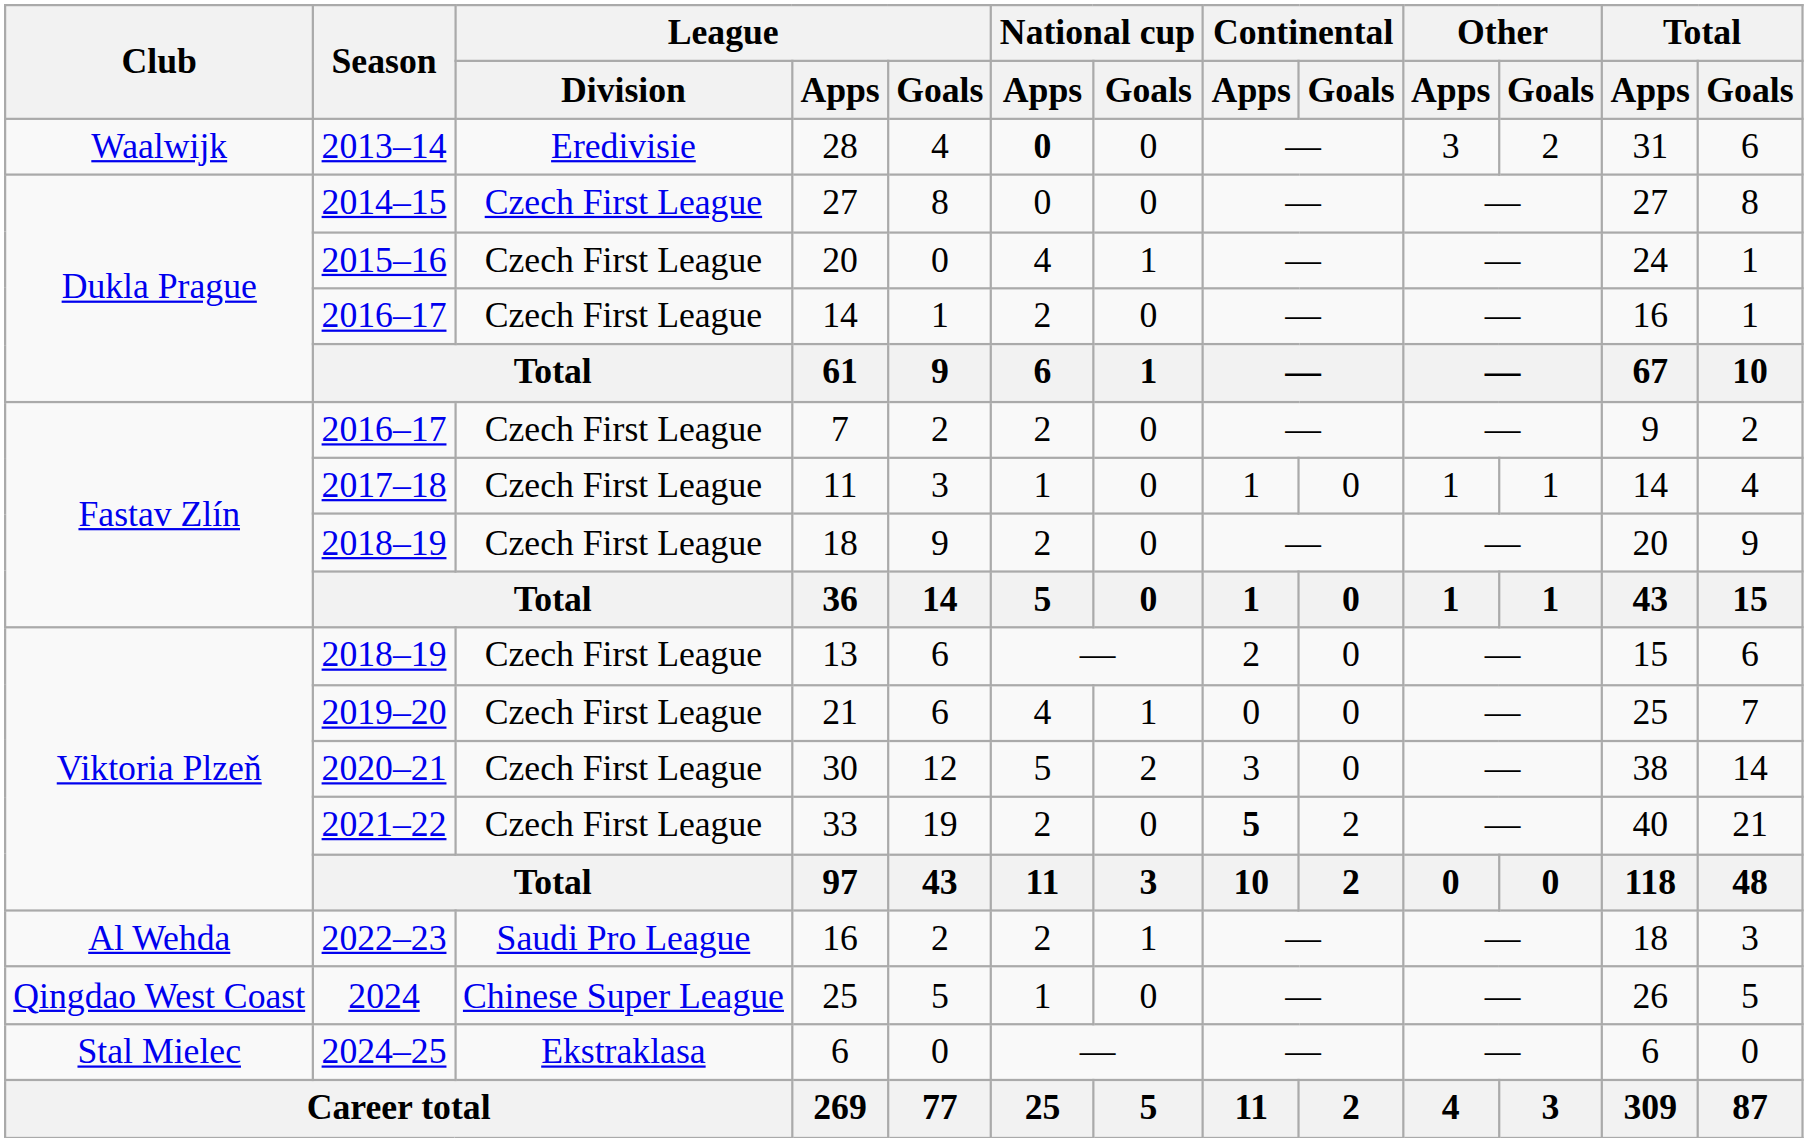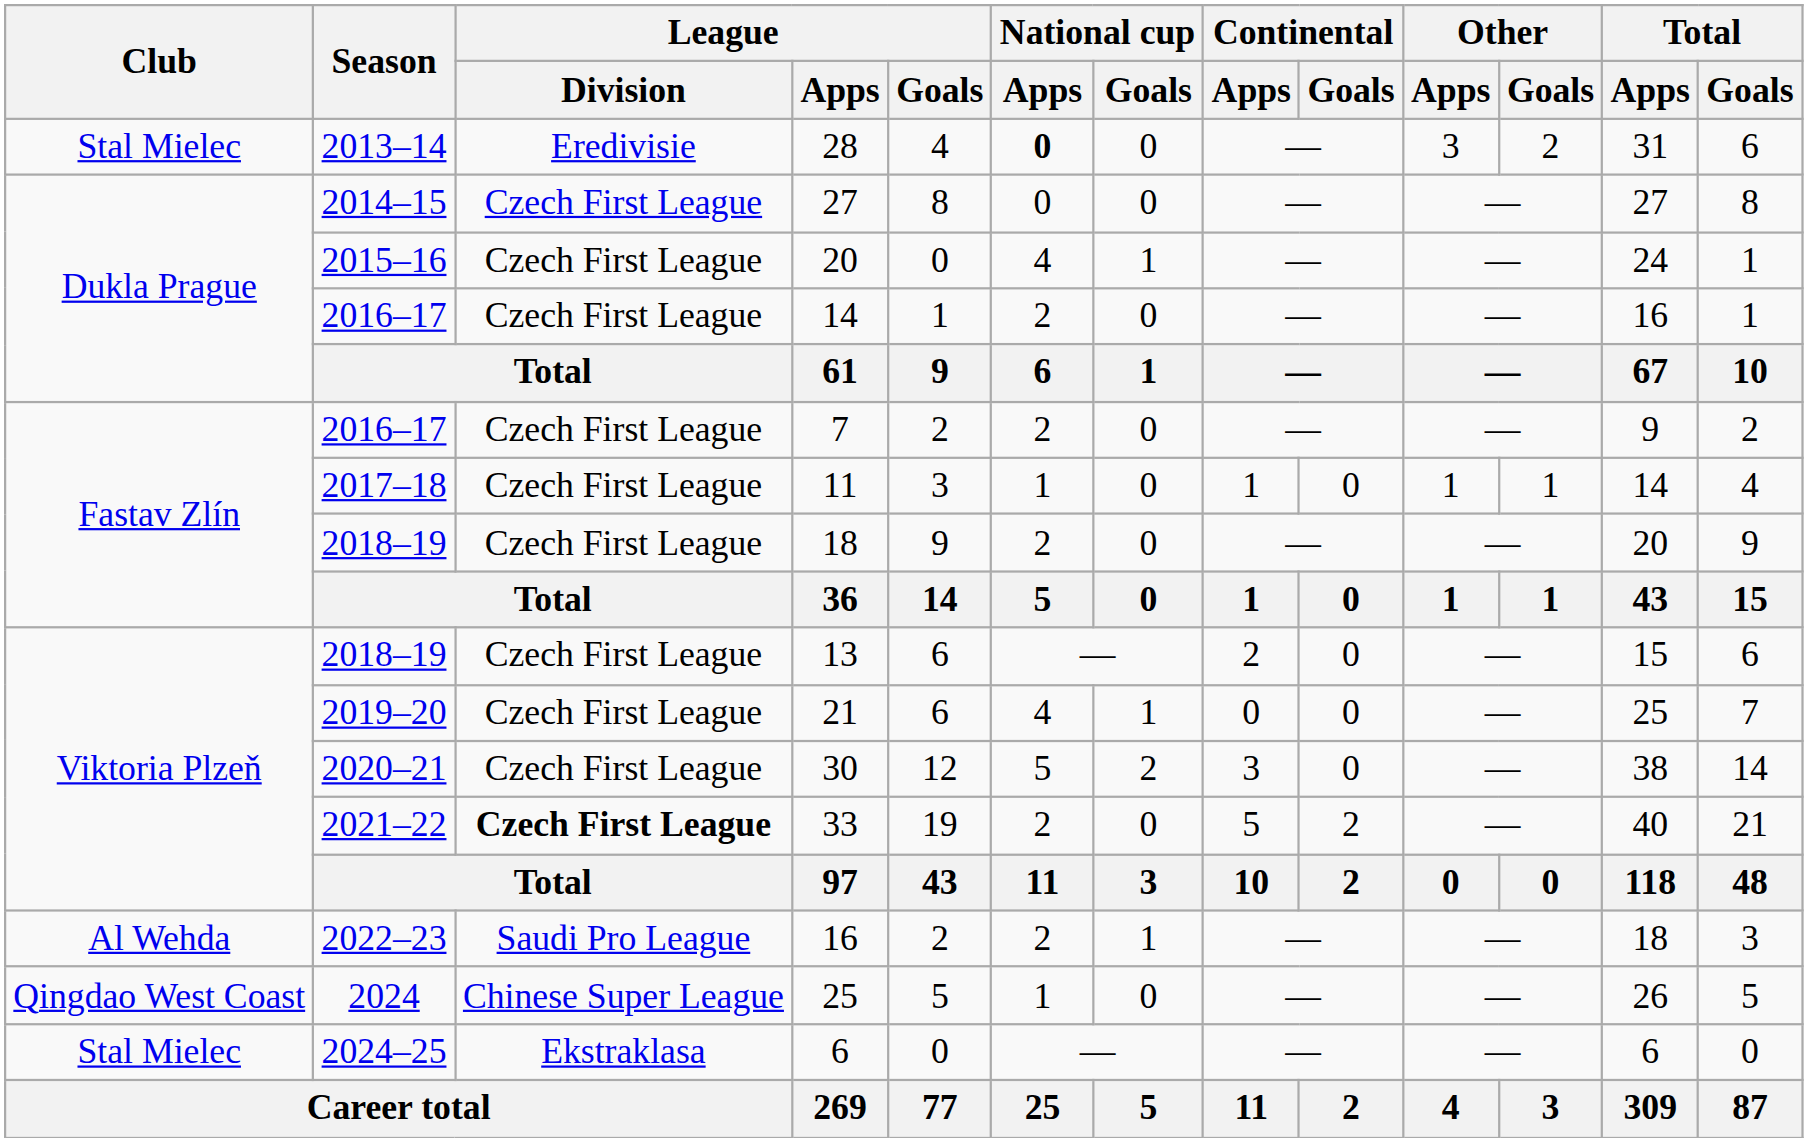(159, 145) Waalwijk -> (159, 145) Stal Mielec
(623, 825) normal -> (623, 825) bold
(1251, 825) bold -> (1251, 825) normal
